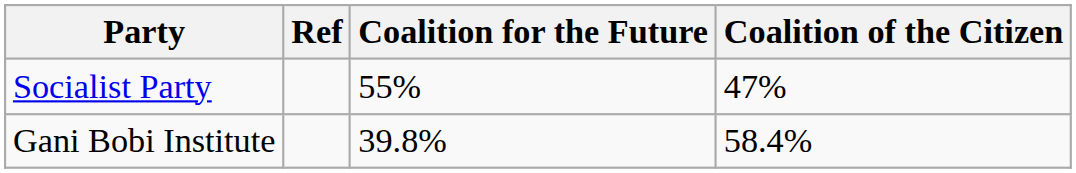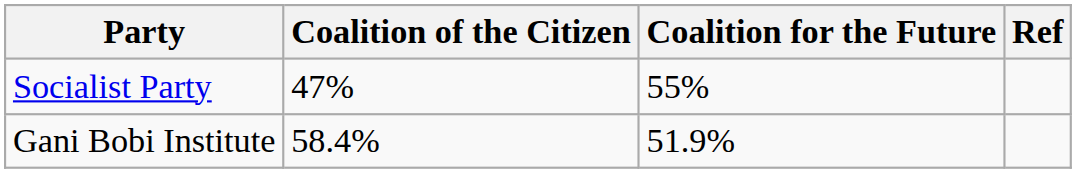columns swapped: (894, 31) <-> (317, 31)
(403, 140) 39.8% -> (691, 140) 51.9%
